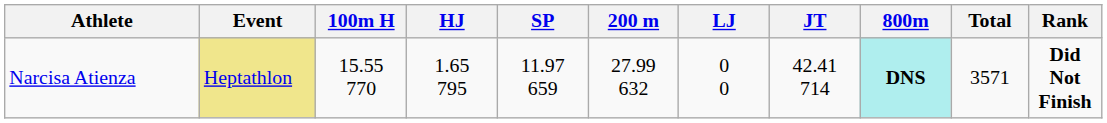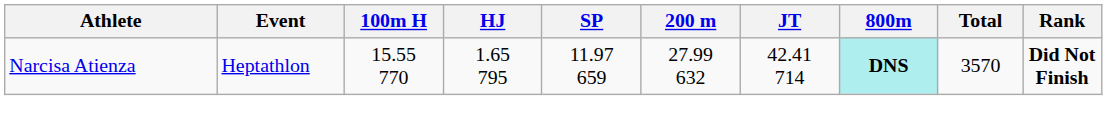- column: (724, 21)
(248, 77) khaki background -> (266, 65) no background
(990, 77) 3571 -> (981, 65) 3570
